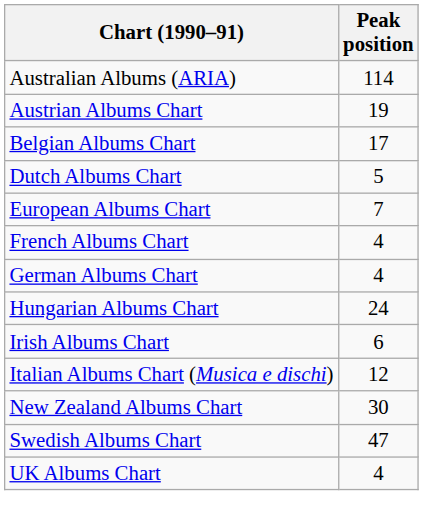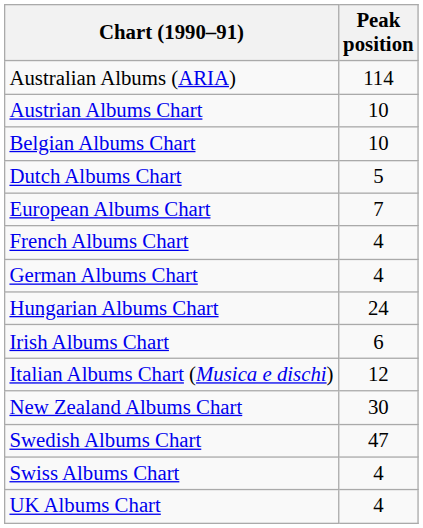(378, 110) 19 -> (378, 110) 10
(378, 143) 17 -> (378, 143) 10
+ row: (94, 473)
